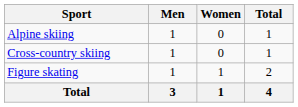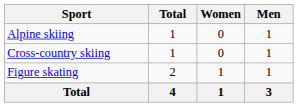columns swapped: (173, 14) <-> (269, 14)
